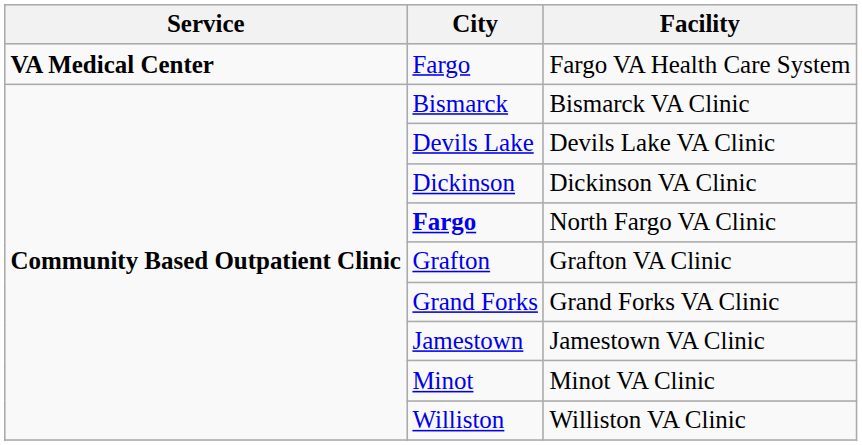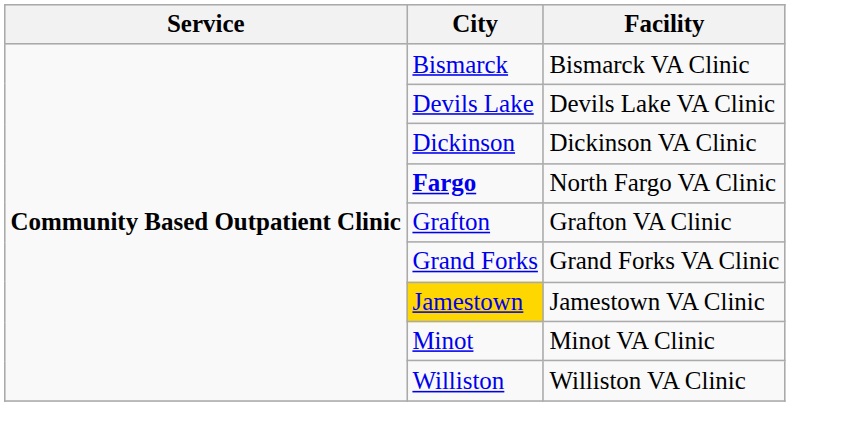- row: (700, 63)
(468, 340) no background -> (468, 301) gold background
